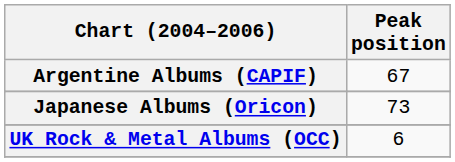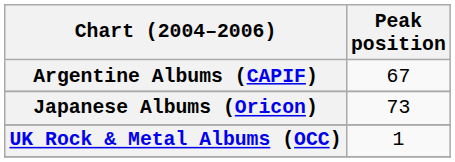(398, 140) 6 -> (398, 140) 1
